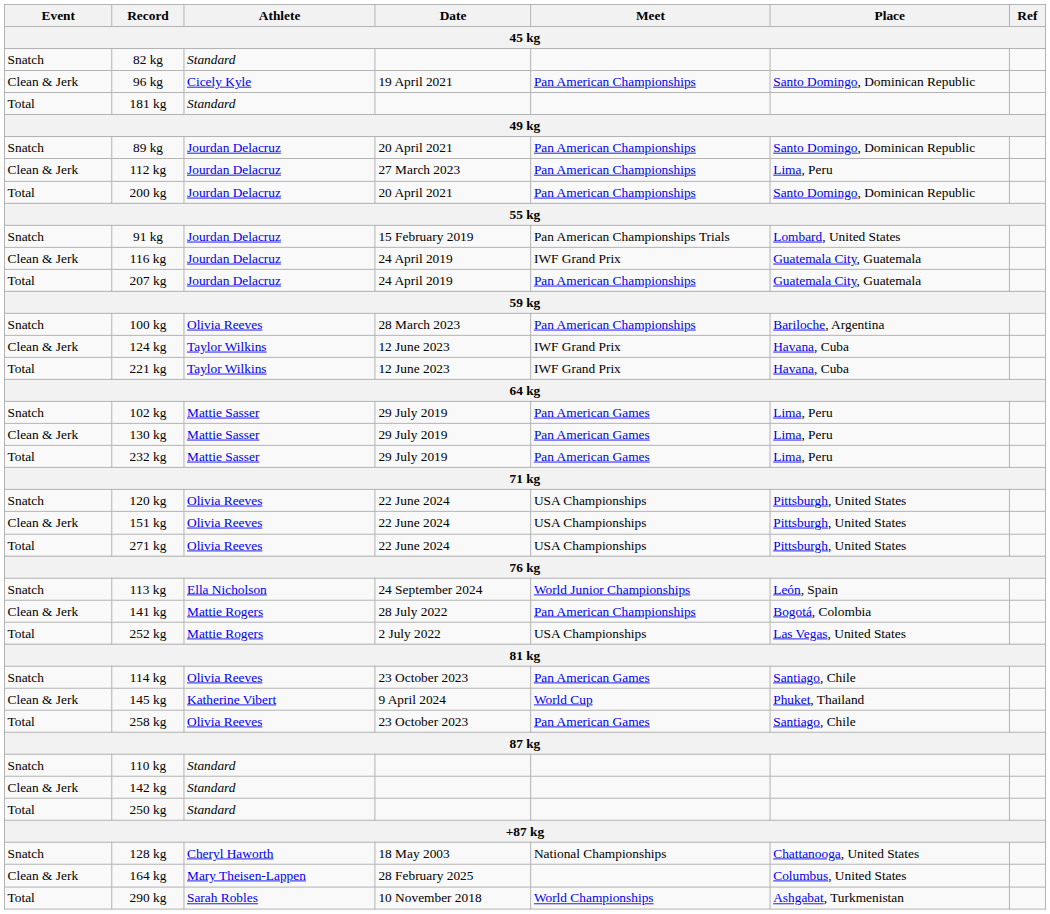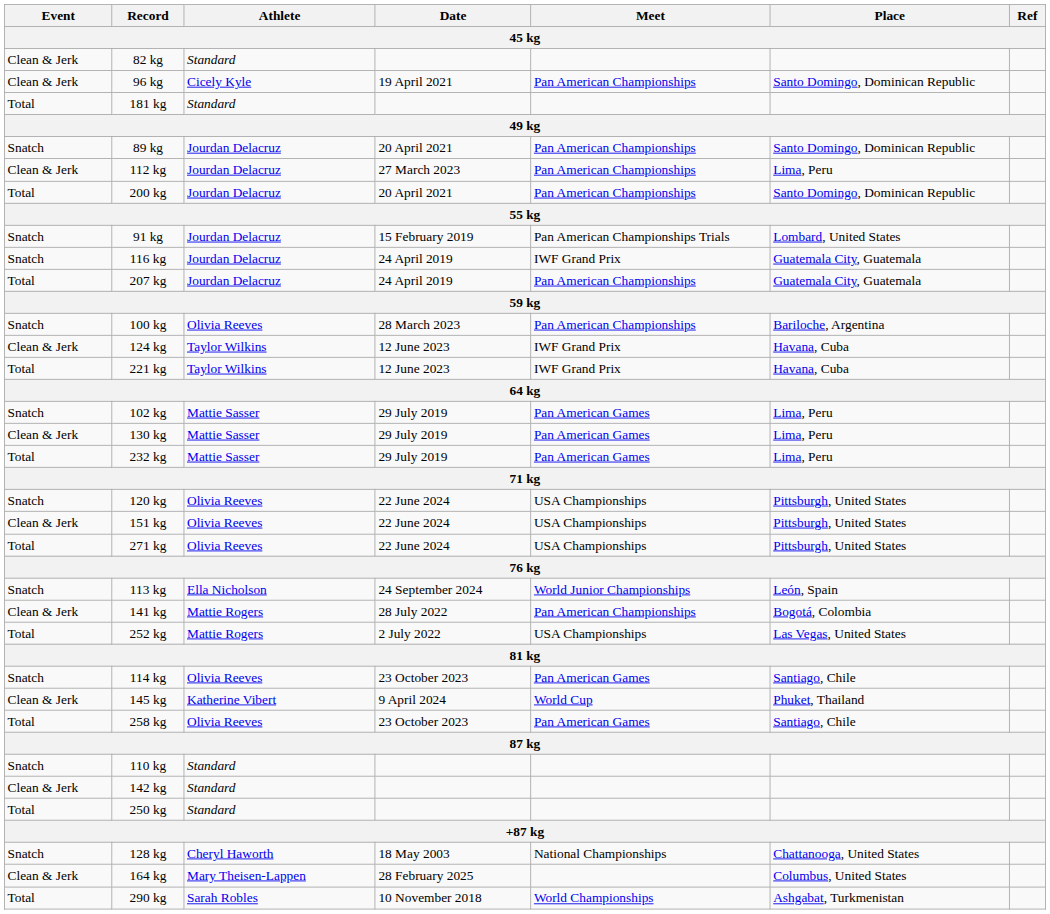(26, 59) Snatch -> (43, 59) Clean & Jerk
(43, 258) Clean & Jerk -> (26, 258) Snatch
